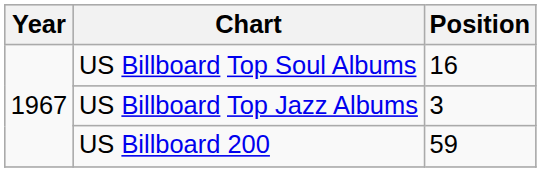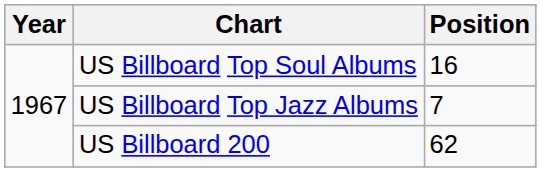(437, 105) 3 -> (437, 105) 7
(444, 145) 59 -> (444, 145) 62
